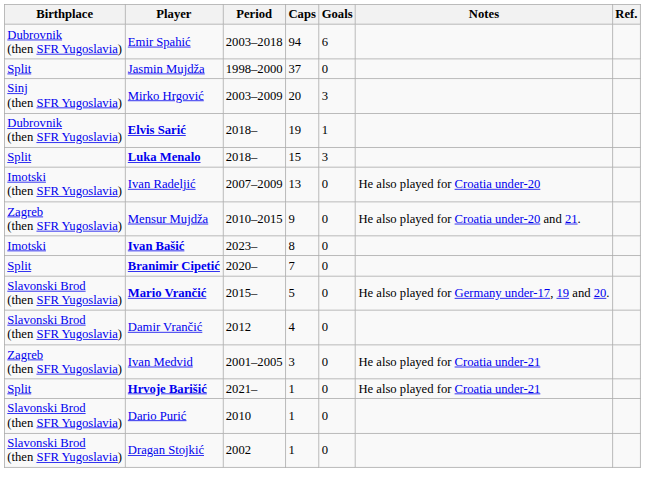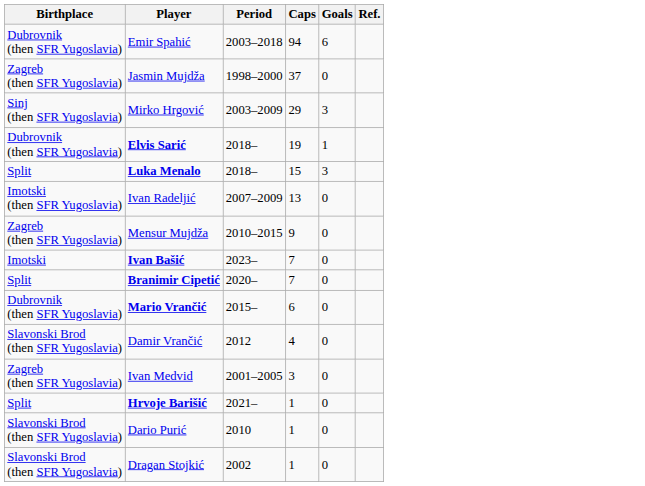- column: (484, 14)
(19, 68) Split -> (65, 75) Zagreb (then SFR Yugoslavia)
(295, 95) 20 -> (295, 110) 29
(292, 245) 8 -> (292, 260) 7
(65, 293) Slavonski Brod (then SFR Yugoslavia) -> (65, 307) Dubrovnik (then SFR Yugoslavia)
(292, 293) 5 -> (292, 307) 6
